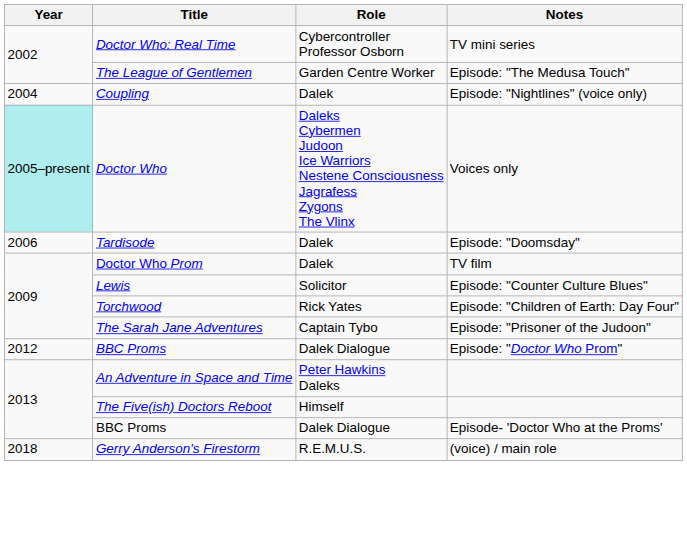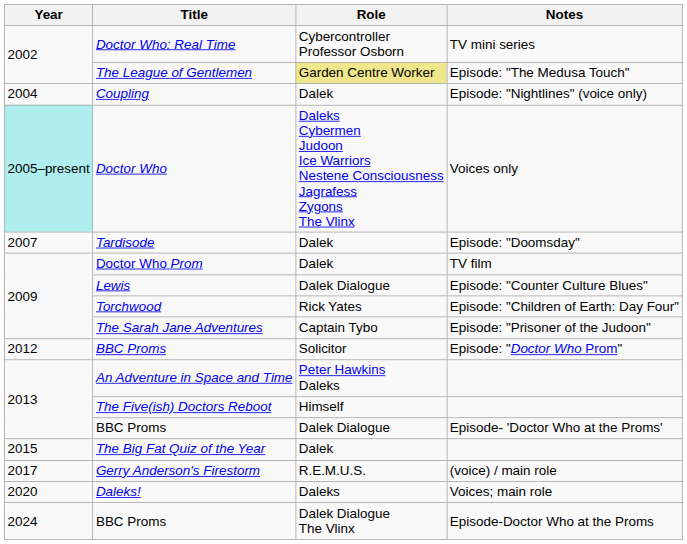(367, 72) no background -> (367, 72) khaki background
(22, 242) 2006 -> (22, 242) 2007
(323, 285) Solicitor -> (344, 285) Dalek Dialogue
(344, 349) Dalek Dialogue -> (323, 349) Solicitor
+ row: (181, 449)
(22, 449) 2018 -> (22, 470) 2017
+ row: (118, 492)
+ row: (131, 521)
